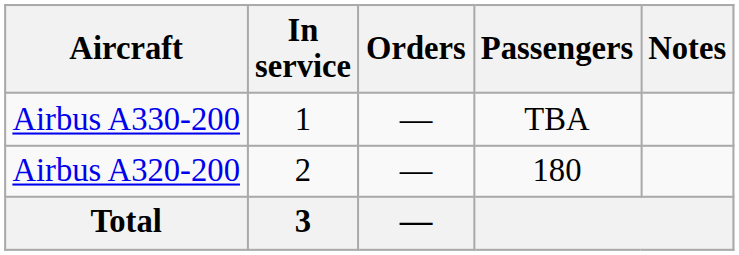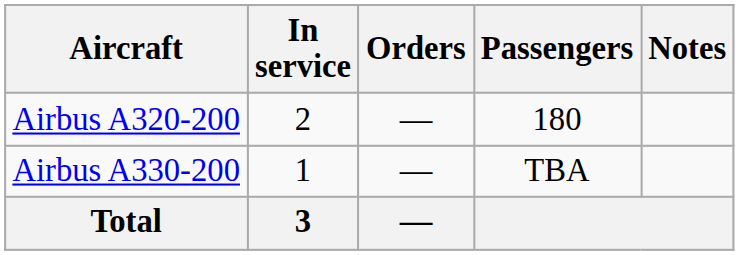rows swapped: (126, 170) <-> (126, 118)
